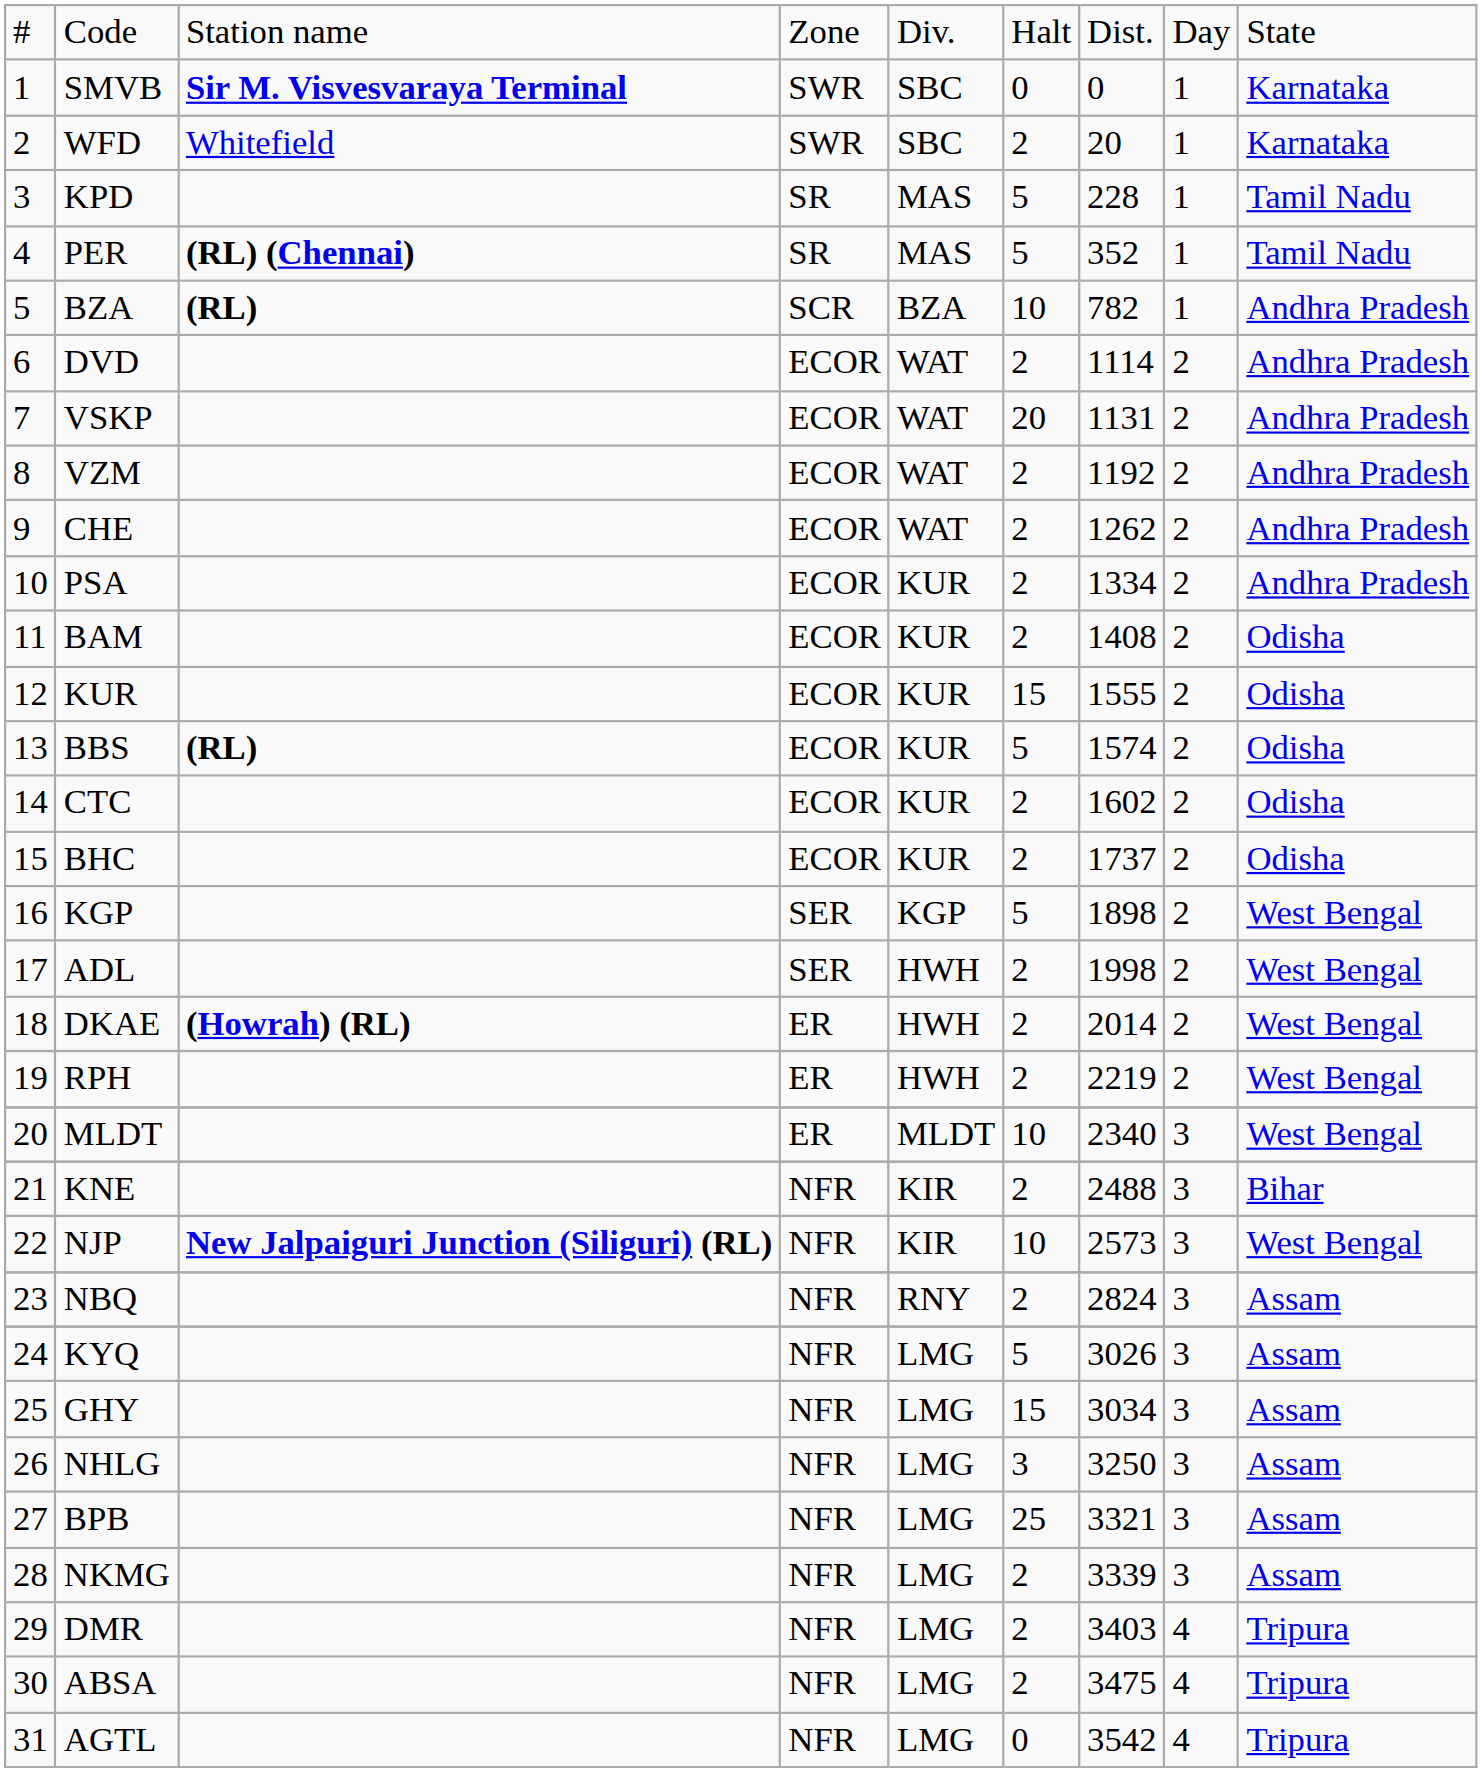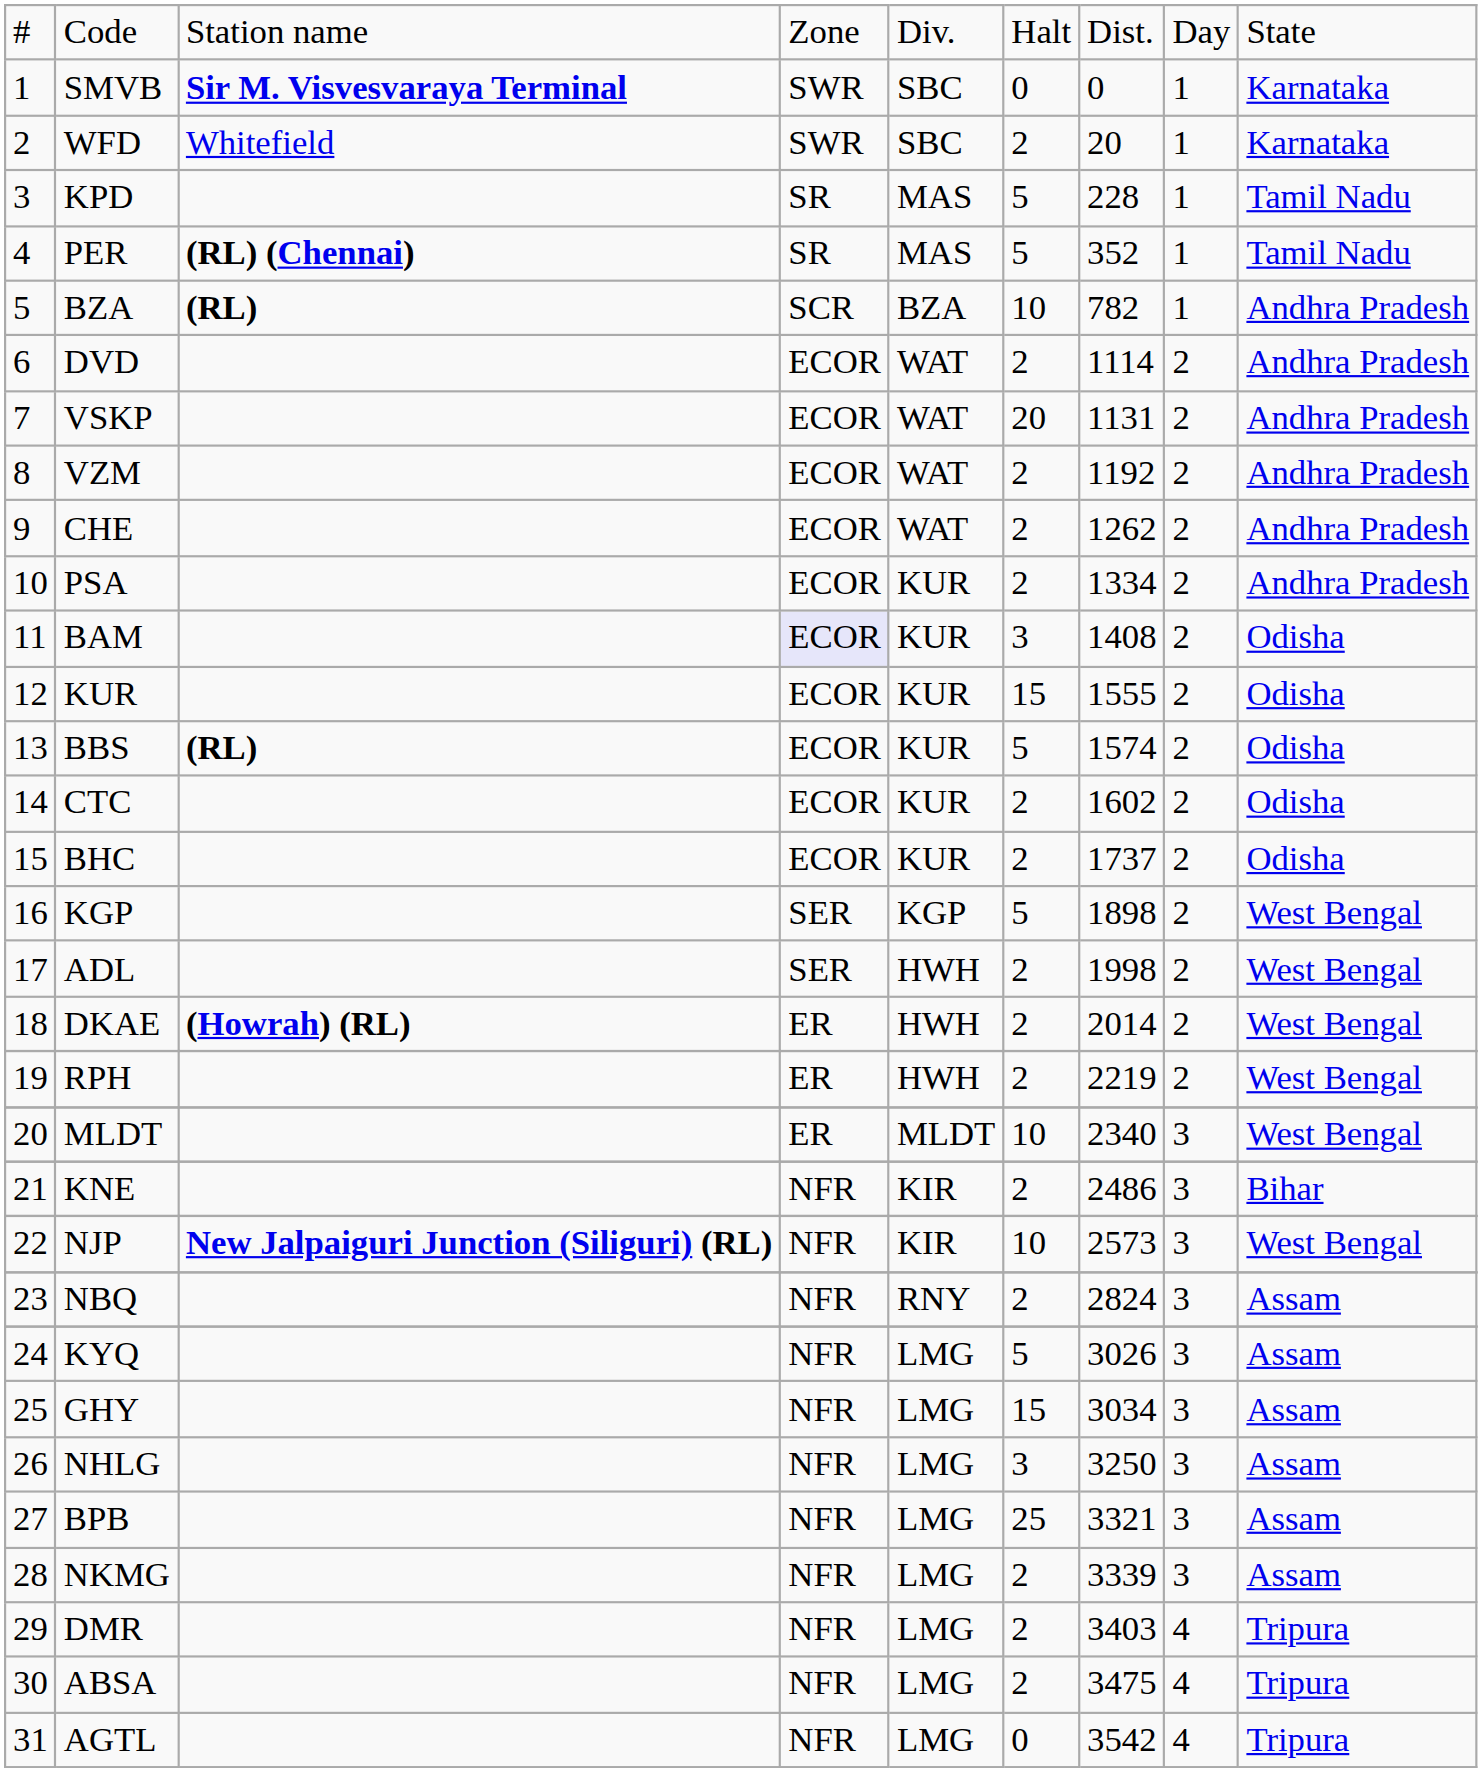(835, 637) no background -> (835, 637) lavender background
(1020, 637) 2 -> (1020, 637) 3
(1122, 1188) 2488 -> (1122, 1188) 2486
